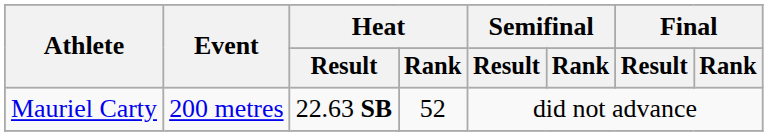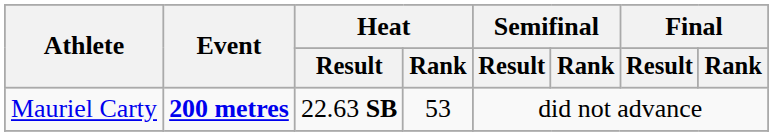(226, 109) normal -> (229, 109) bold
(433, 109) 52 -> (438, 109) 53
